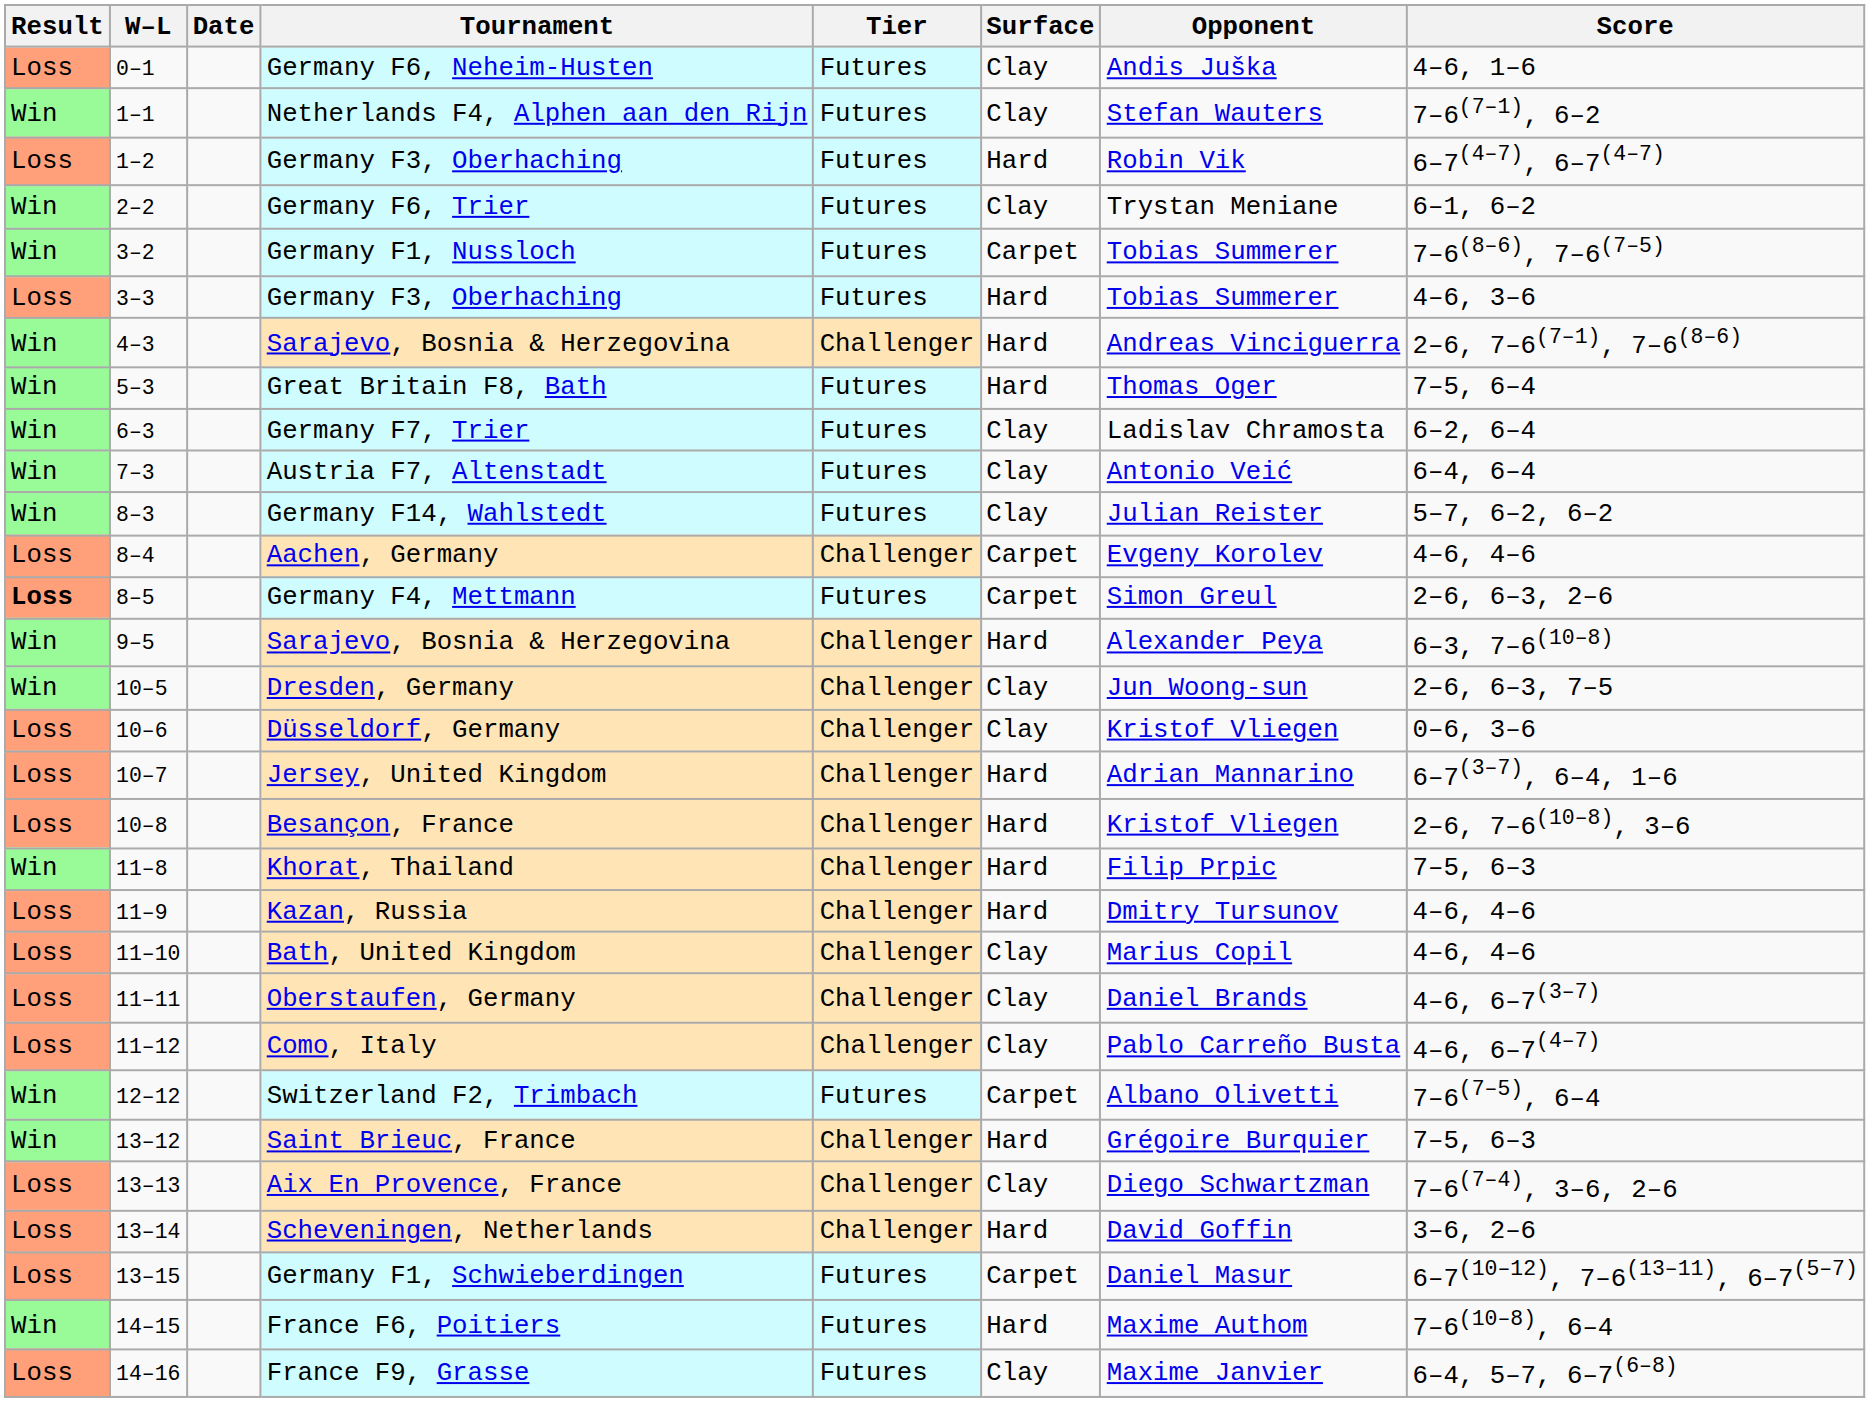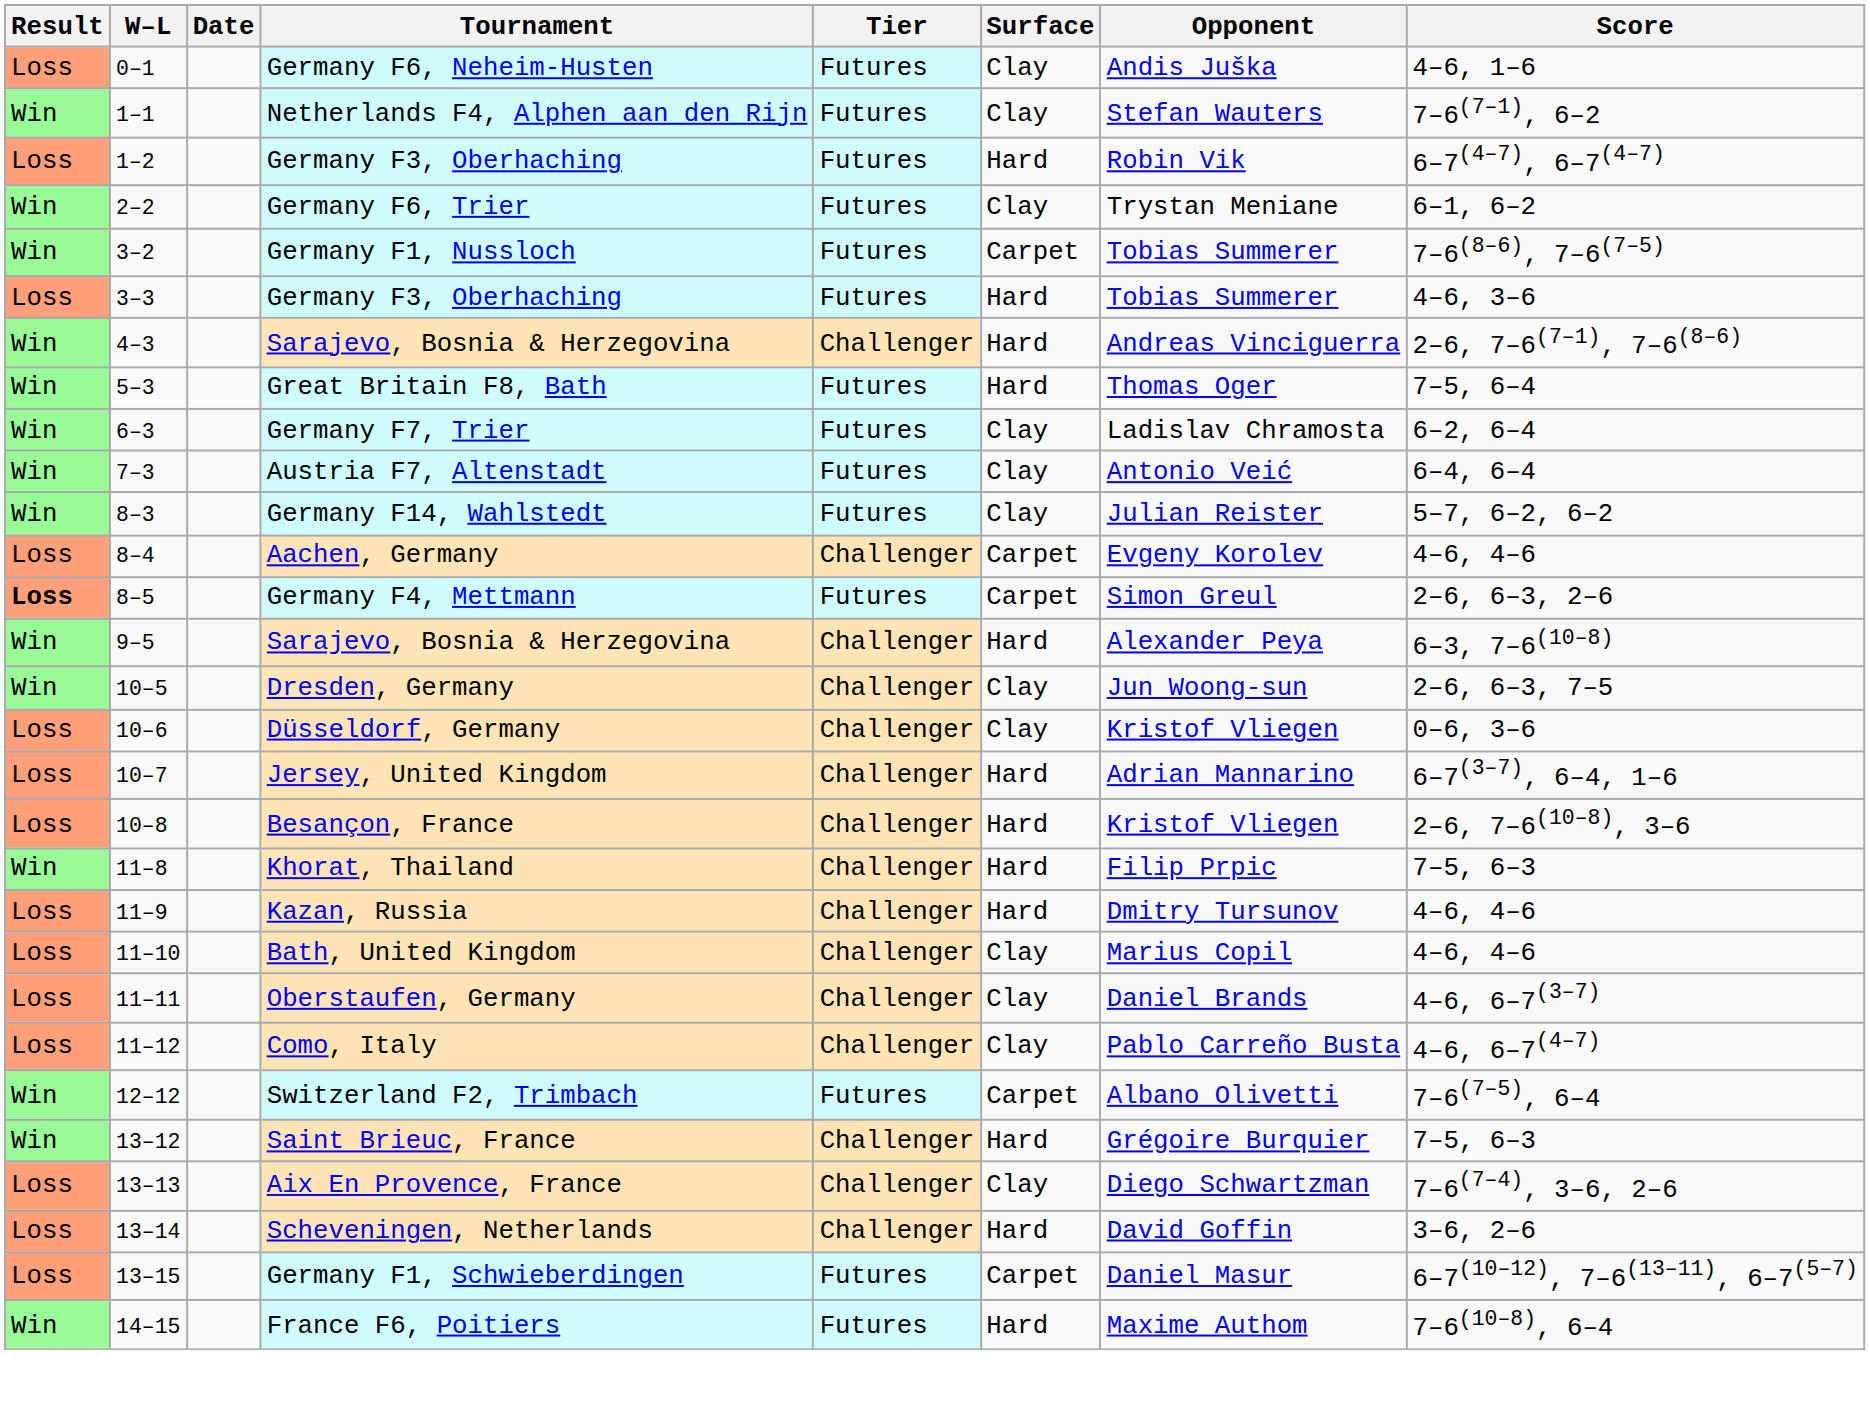- row: (148, 1374)
